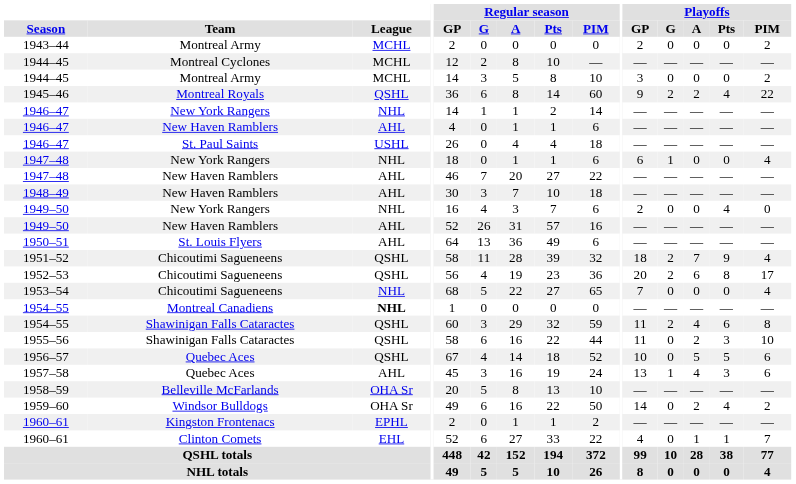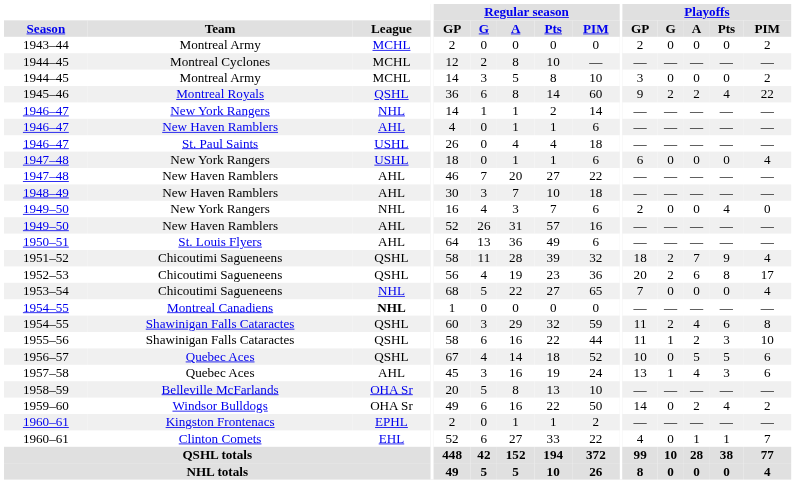(391, 159) NHL -> (391, 159) USHL
(671, 159) 1 -> (671, 159) 0
(671, 340) 0 -> (671, 340) 1
